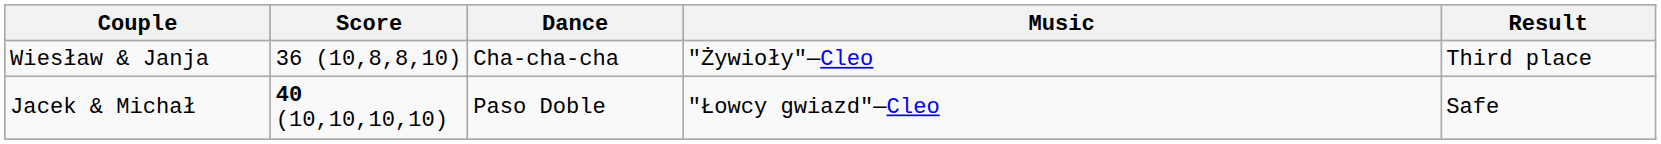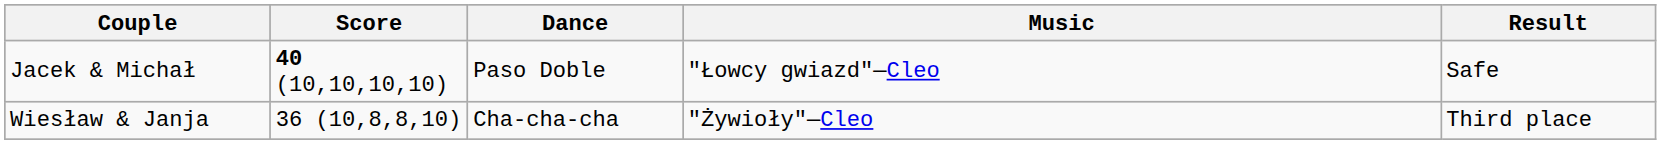rows swapped: (103, 108) <-> (110, 59)
